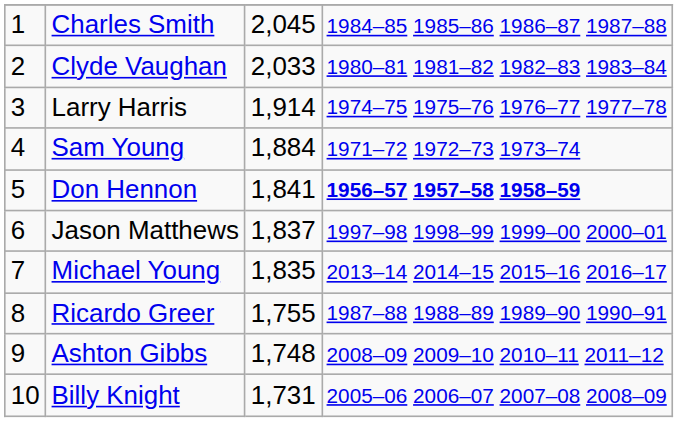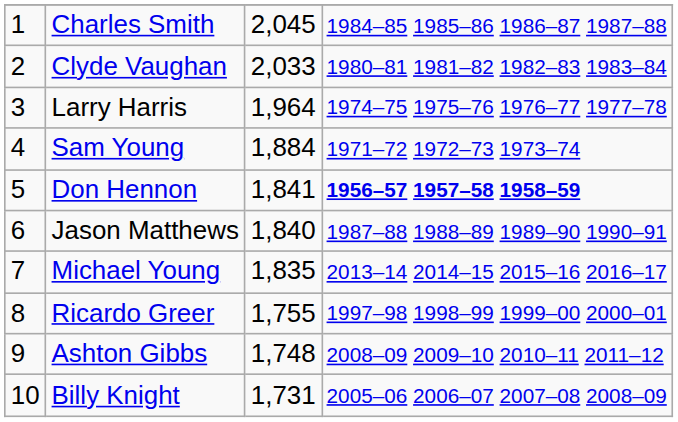(283, 107) 1,914 -> (283, 107) 1,964
(283, 230) 1,837 -> (283, 230) 1,840
(497, 231) 1997–98 1998–99 1999–00 2000–01 -> (497, 231) 1987–88 1988–89 1989–90 1990–91
(497, 313) 1987–88 1988–89 1989–90 1990–91 -> (497, 313) 1997–98 1998–99 1999–00 2000–01
